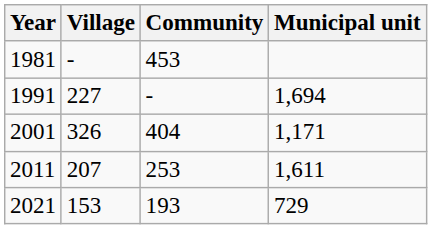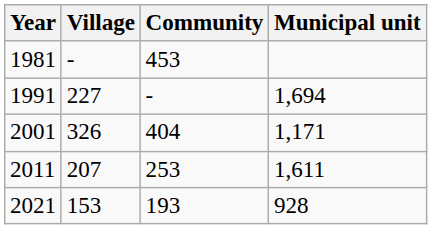(291, 205) 729 -> (291, 205) 928
